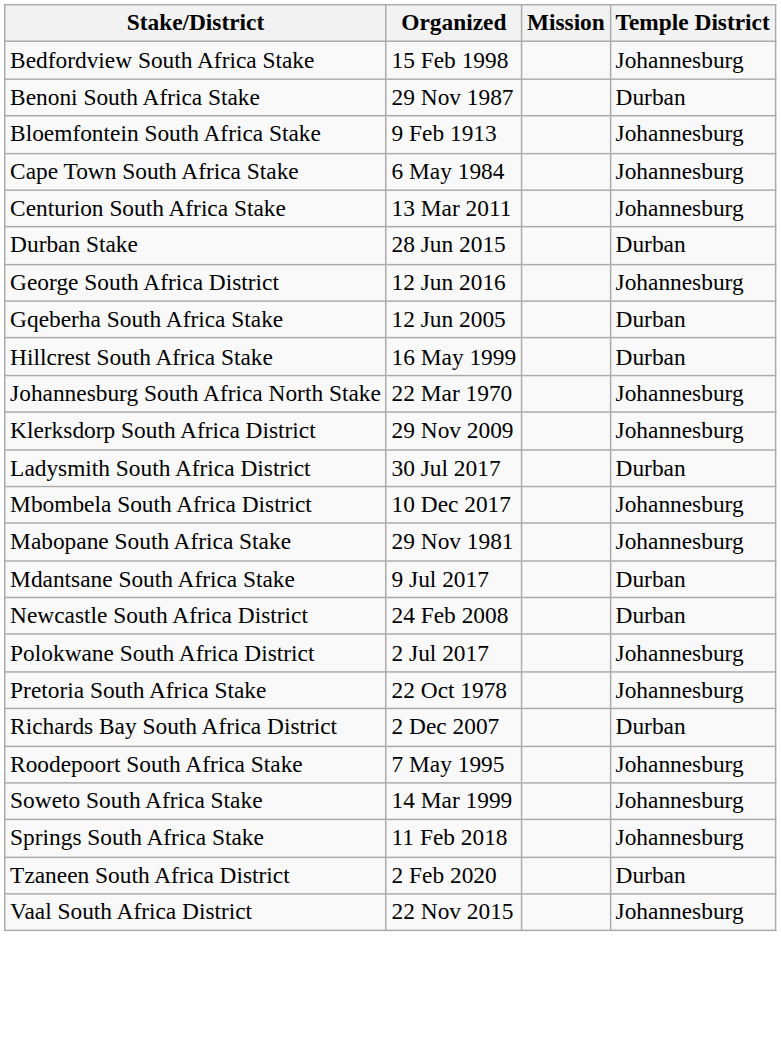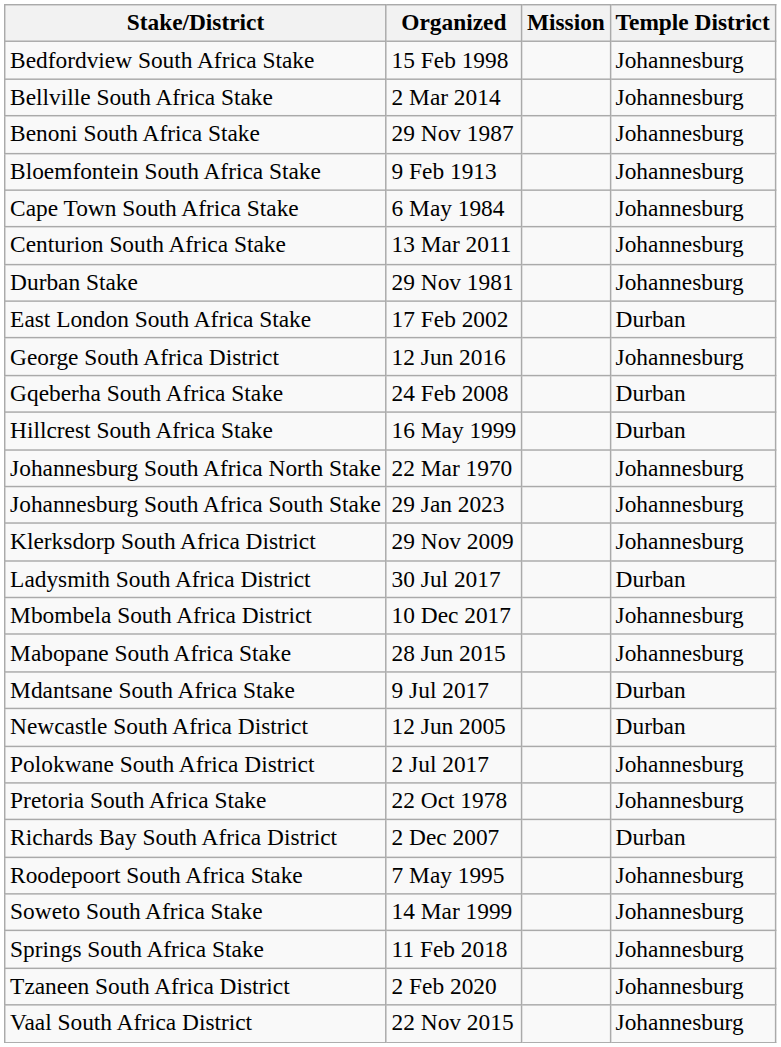+ row: (141, 97)
(651, 97) Durban -> (680, 134) Johannesburg
(449, 245) 28 Jun 2015 -> (453, 282) 29 Nov 1981
(651, 245) Durban -> (680, 282) Johannesburg
+ row: (161, 319)
(449, 319) 12 Jun 2005 -> (450, 393) 24 Feb 2008
+ row: (195, 504)
(453, 541) 29 Nov 1981 -> (449, 652) 28 Jun 2015
(450, 615) 24 Feb 2008 -> (449, 726) 12 Jun 2005
(651, 875) Durban -> (680, 986) Johannesburg
